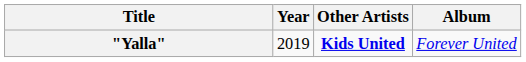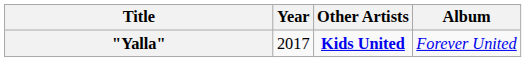(293, 43) 2019 -> (293, 43) 2017
